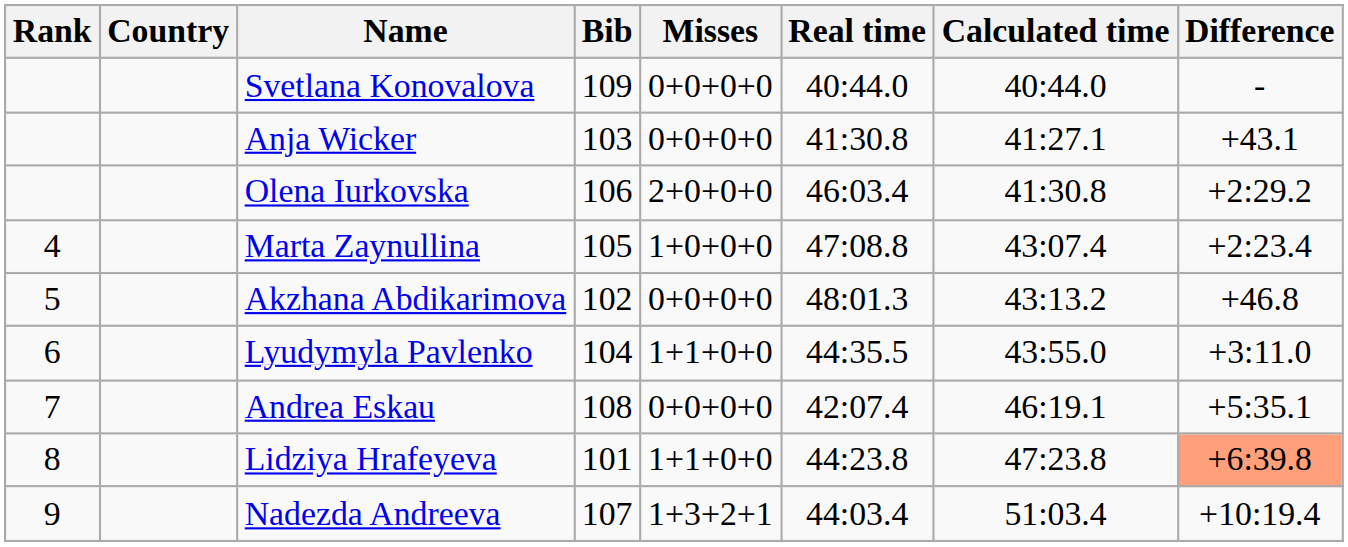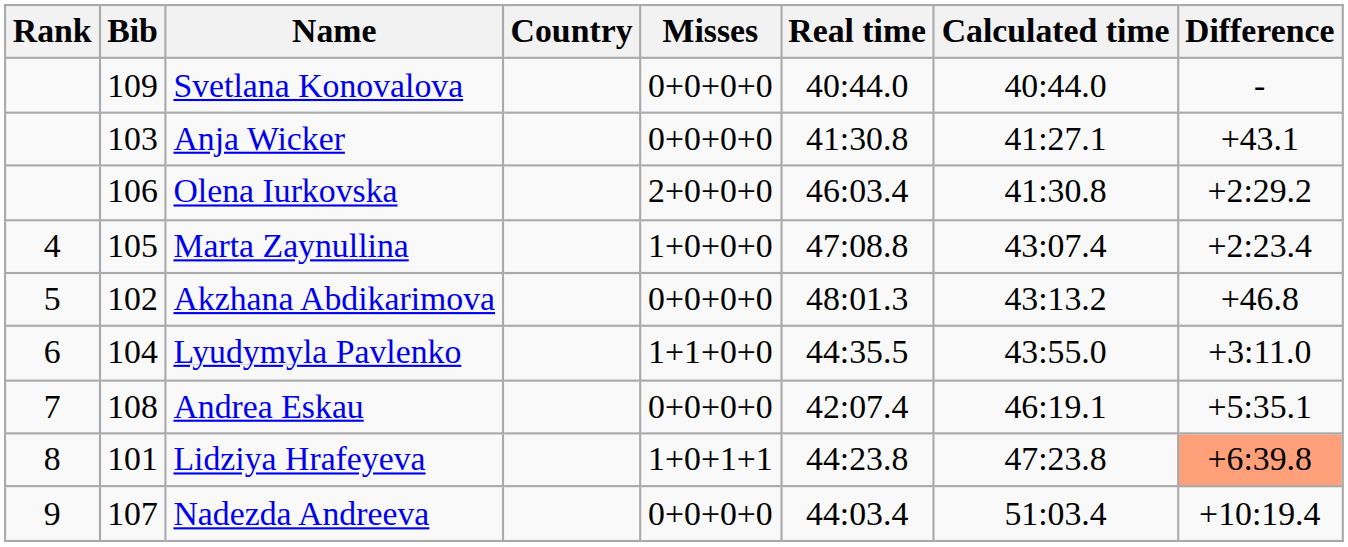columns swapped: (607, 31) <-> (168, 31)
(710, 459) 1+1+0+0 -> (710, 459) 1+0+1+1
(710, 513) 1+3+2+1 -> (710, 513) 0+0+0+0
